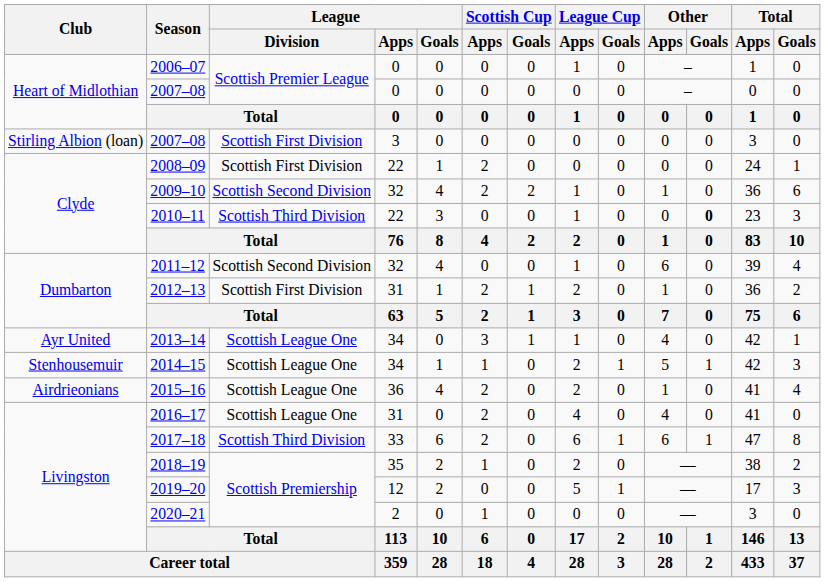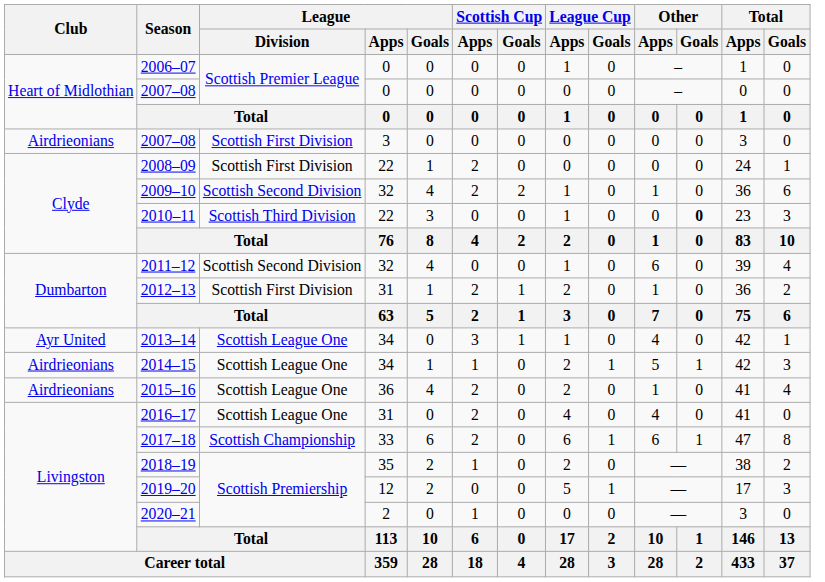(76, 141) Stirling Albion (loan) -> (71, 141) Airdrieonians
(76, 365) Stenhousemuir -> (71, 365) Airdrieonians
(292, 439) Scottish Third Division -> (282, 439) Scottish Championship
